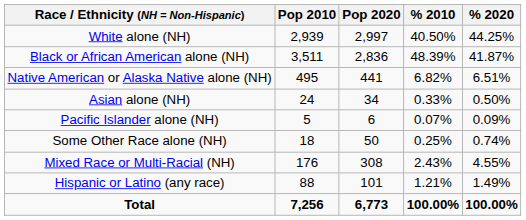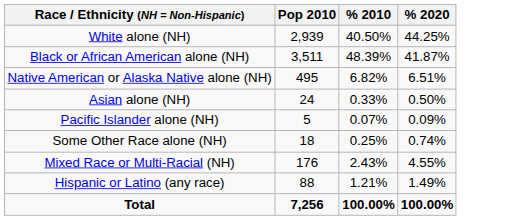- column: (371, 15)
